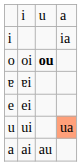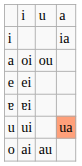(11, 60) o -> (11, 60) a
(46, 60) bold -> (46, 60) normal
rows swapped: (26, 82) <-> (26, 104)
(11, 149) a -> (11, 149) o
